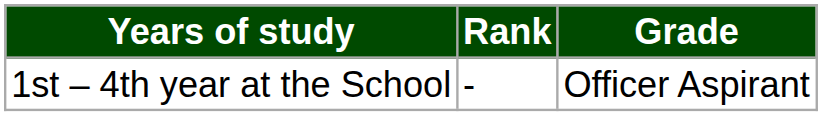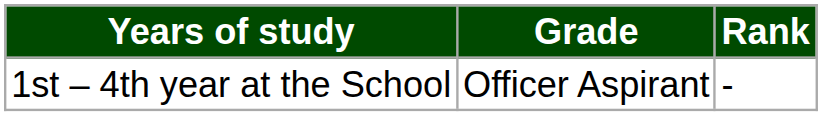columns swapped: (687, 32) <-> (507, 32)
